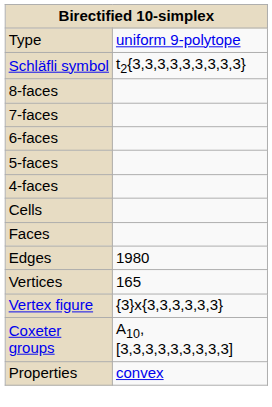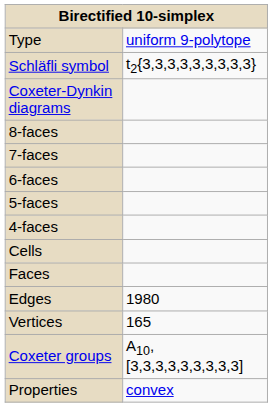+ row: (60, 99)
- row: (51, 305)
